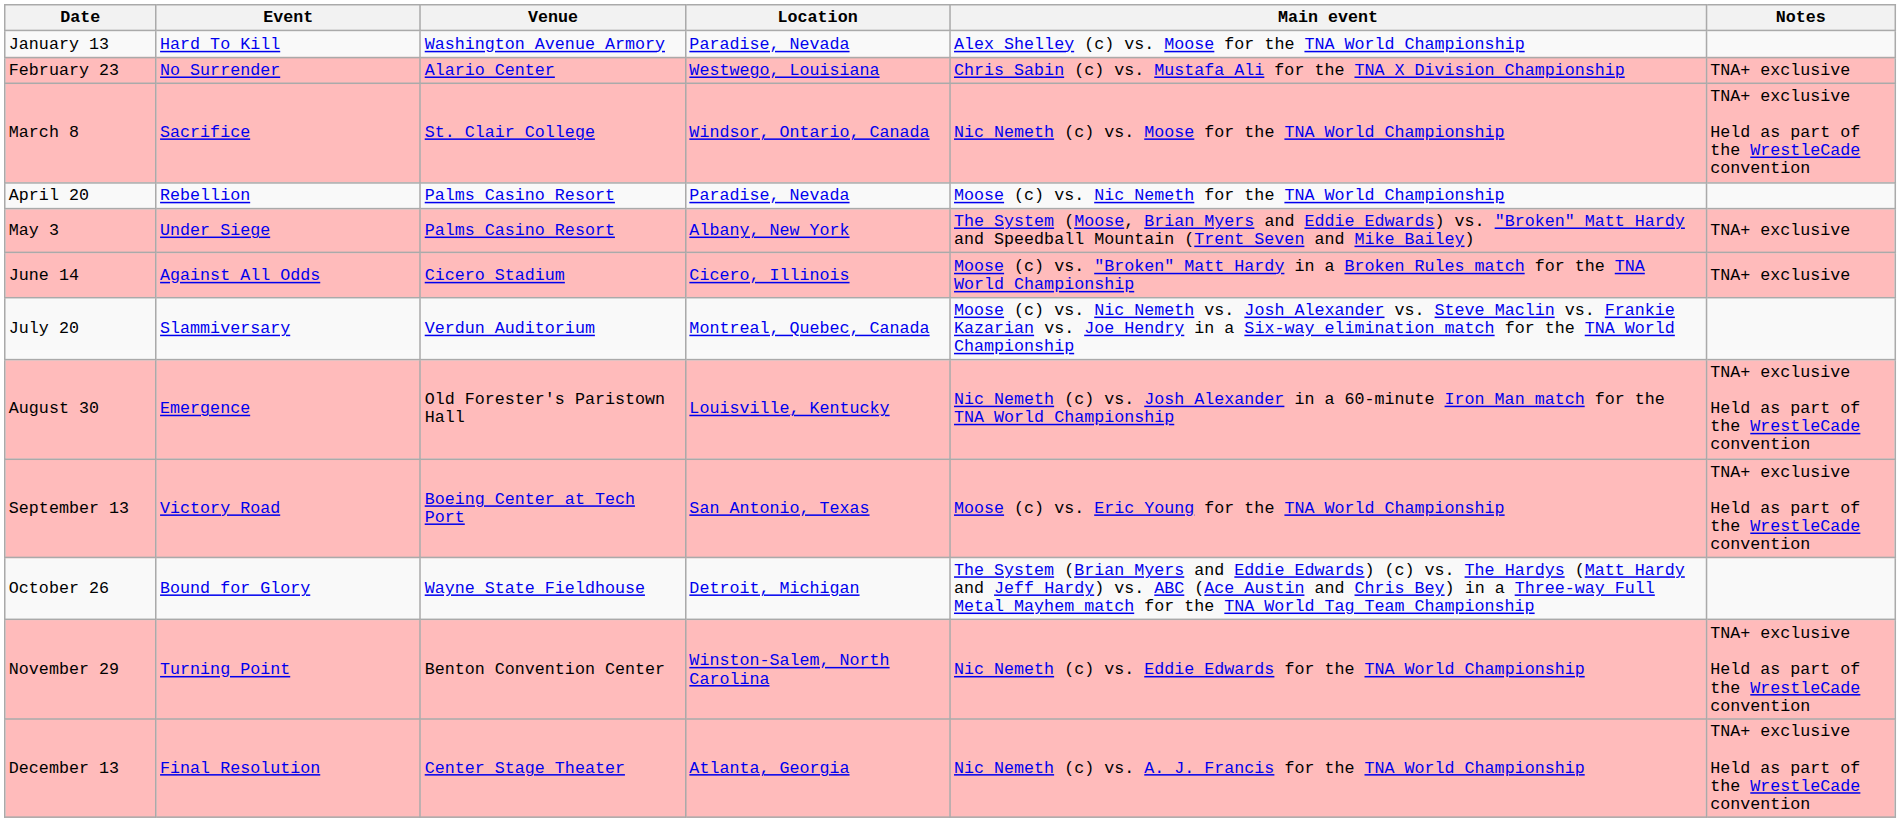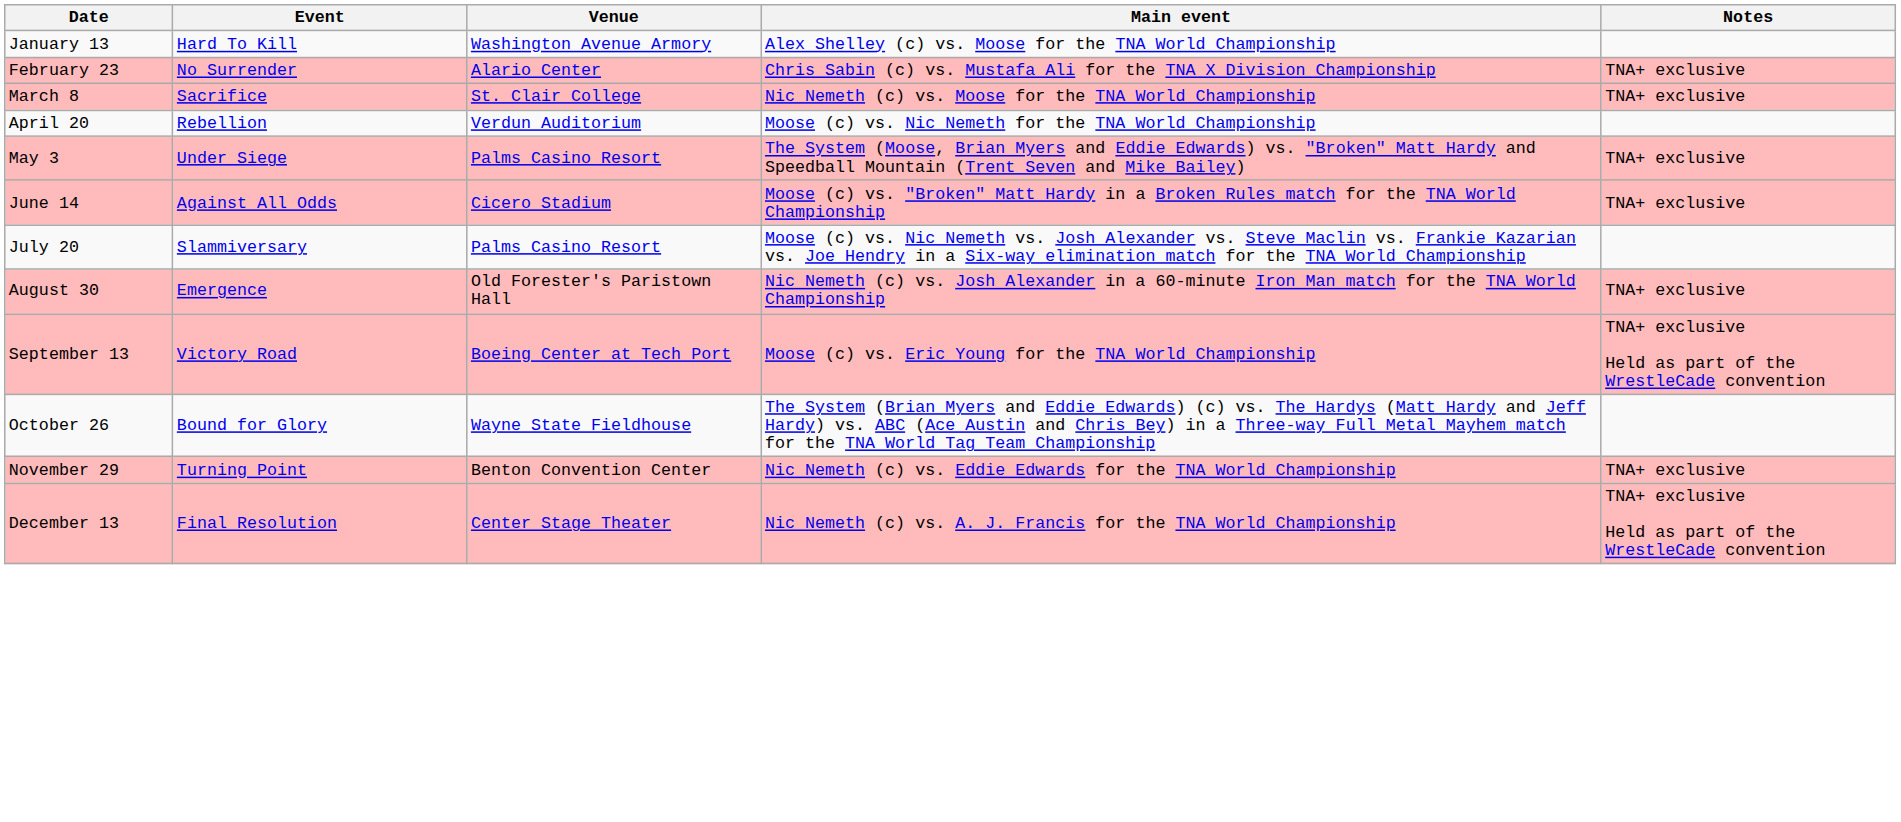- column: (818, 18)
(1785, 133) TNA+ exclusive Held as part of the WrestleCade convention -> (1675, 97) TNA+ exclusive
(520, 196) Palms Casino Resort -> (556, 123) Verdun Auditorium
(510, 329) Verdun Auditorium -> (566, 247) Palms Casino Resort
(1785, 409) TNA+ exclusive Held as part of the WrestleCade convention -> (1675, 292) TNA+ exclusive
(1785, 669) TNA+ exclusive Held as part of the WrestleCade convention -> (1675, 470) TNA+ exclusive
